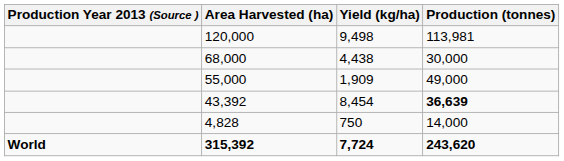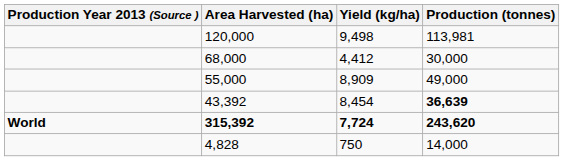(357, 58) 4,438 -> (357, 58) 4,412
(357, 79) 1,909 -> (357, 79) 8,909
rows swapped: (222, 123) <-> (229, 144)
